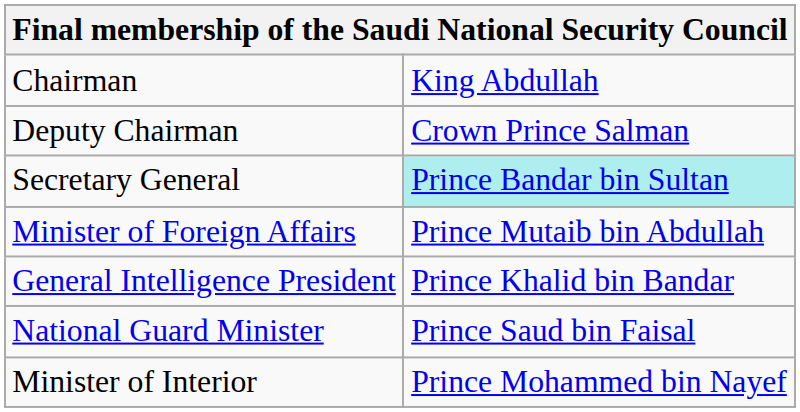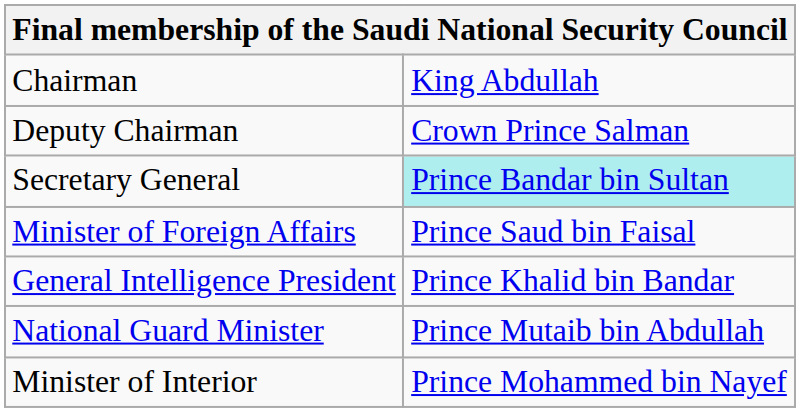(588, 230) Prince Mutaib bin Abdullah -> (553, 230) Prince Saud bin Faisal
(553, 331) Prince Saud bin Faisal -> (588, 331) Prince Mutaib bin Abdullah
